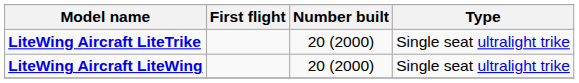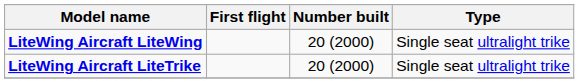rows swapped: (105, 66) <-> (105, 42)
